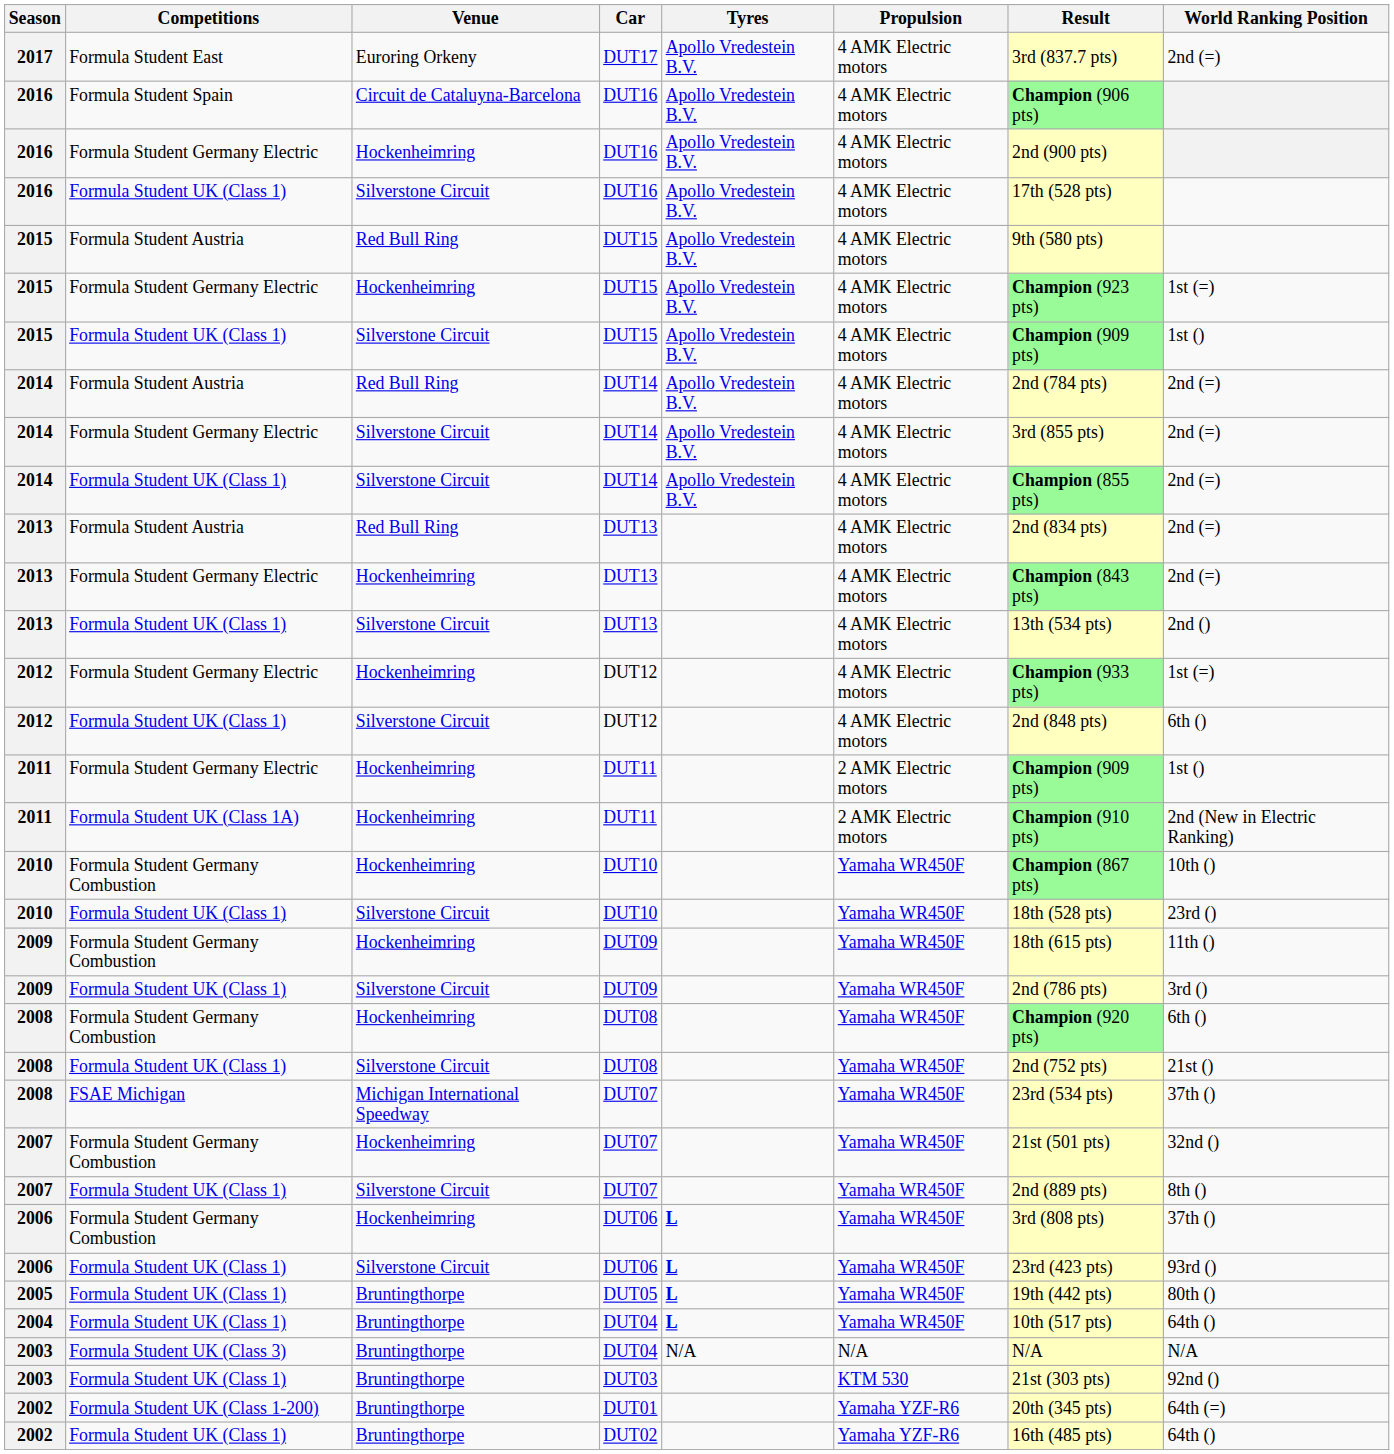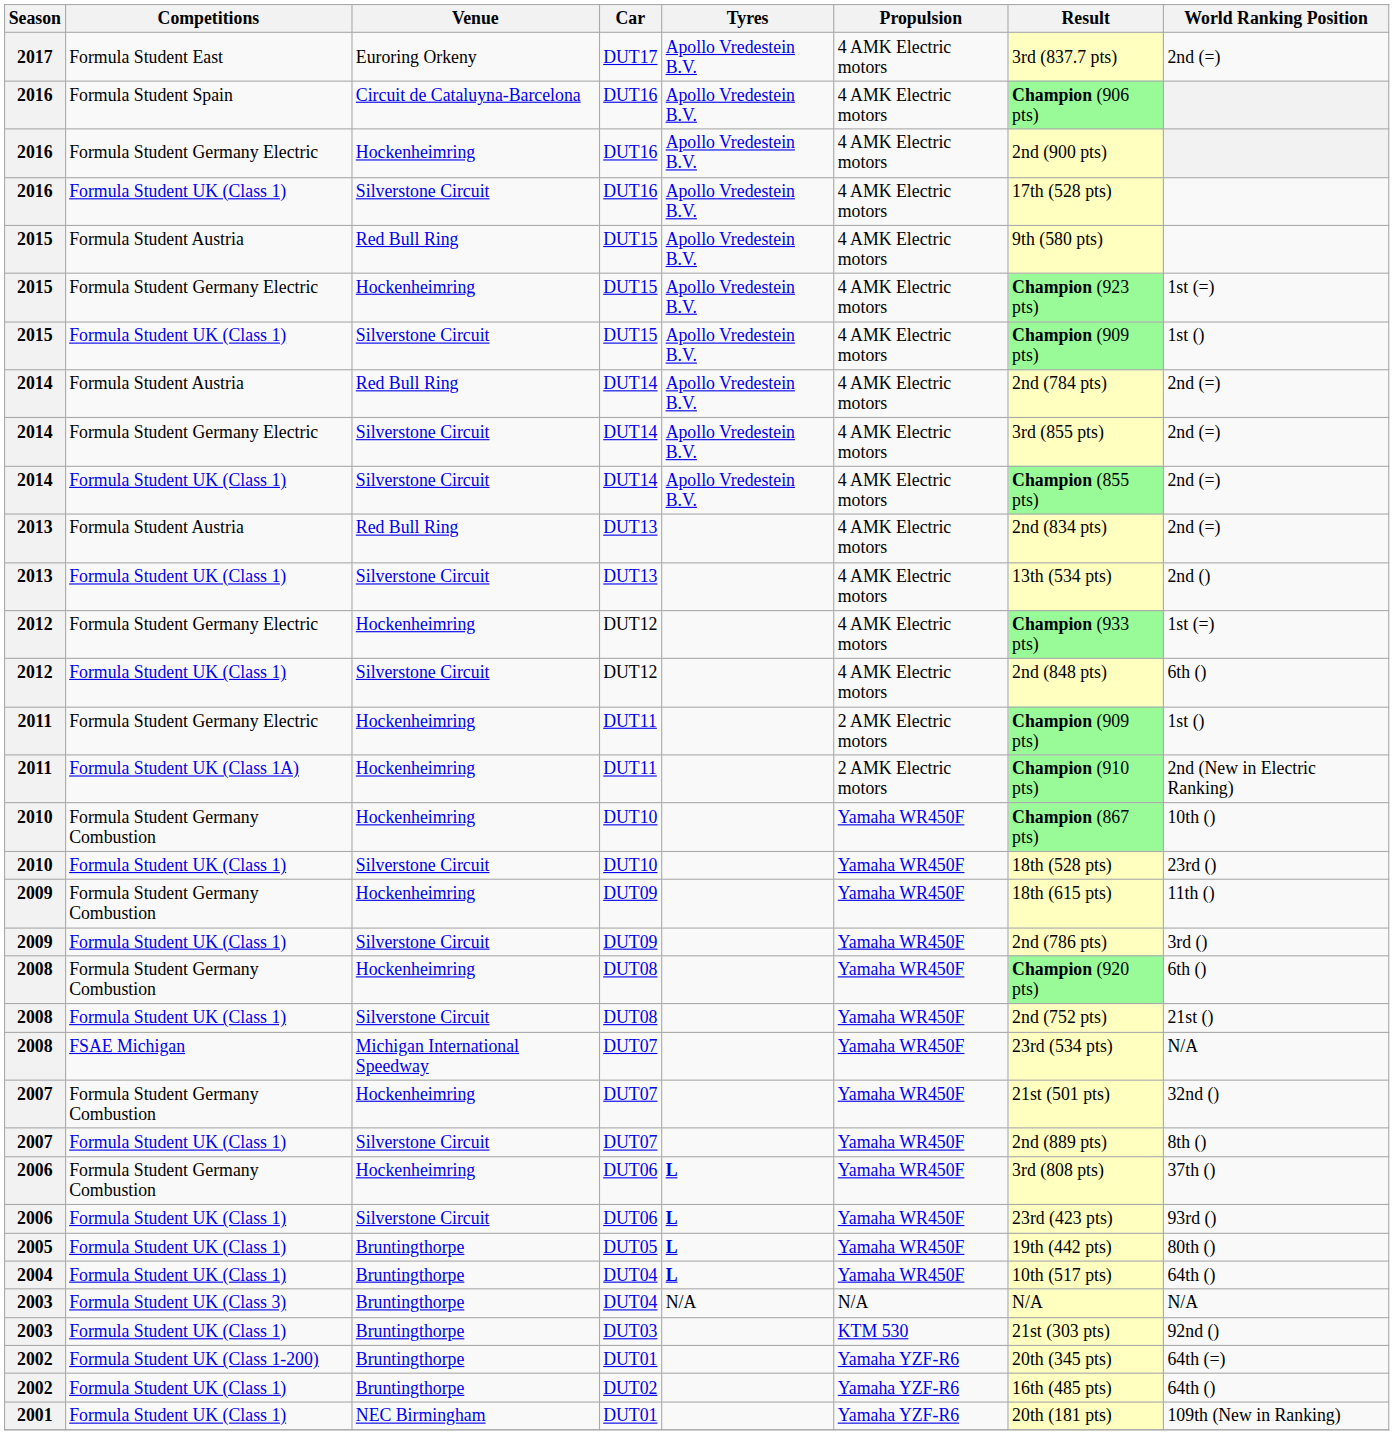- row: (35, 576)
(1191, 1094) 37th () -> (1183, 1046) N/A
+ row: (35, 1415)
